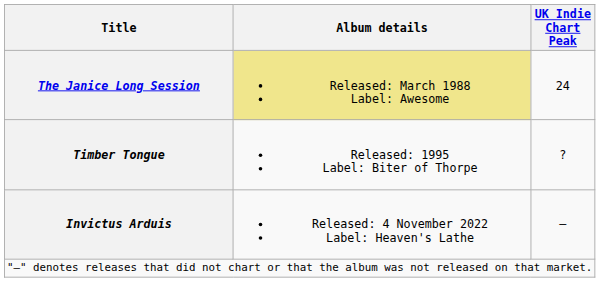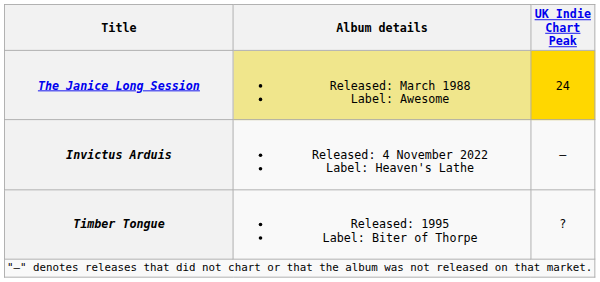(563, 85) no background -> (563, 85) gold background
rows swapped: (119, 155) <-> (119, 224)
